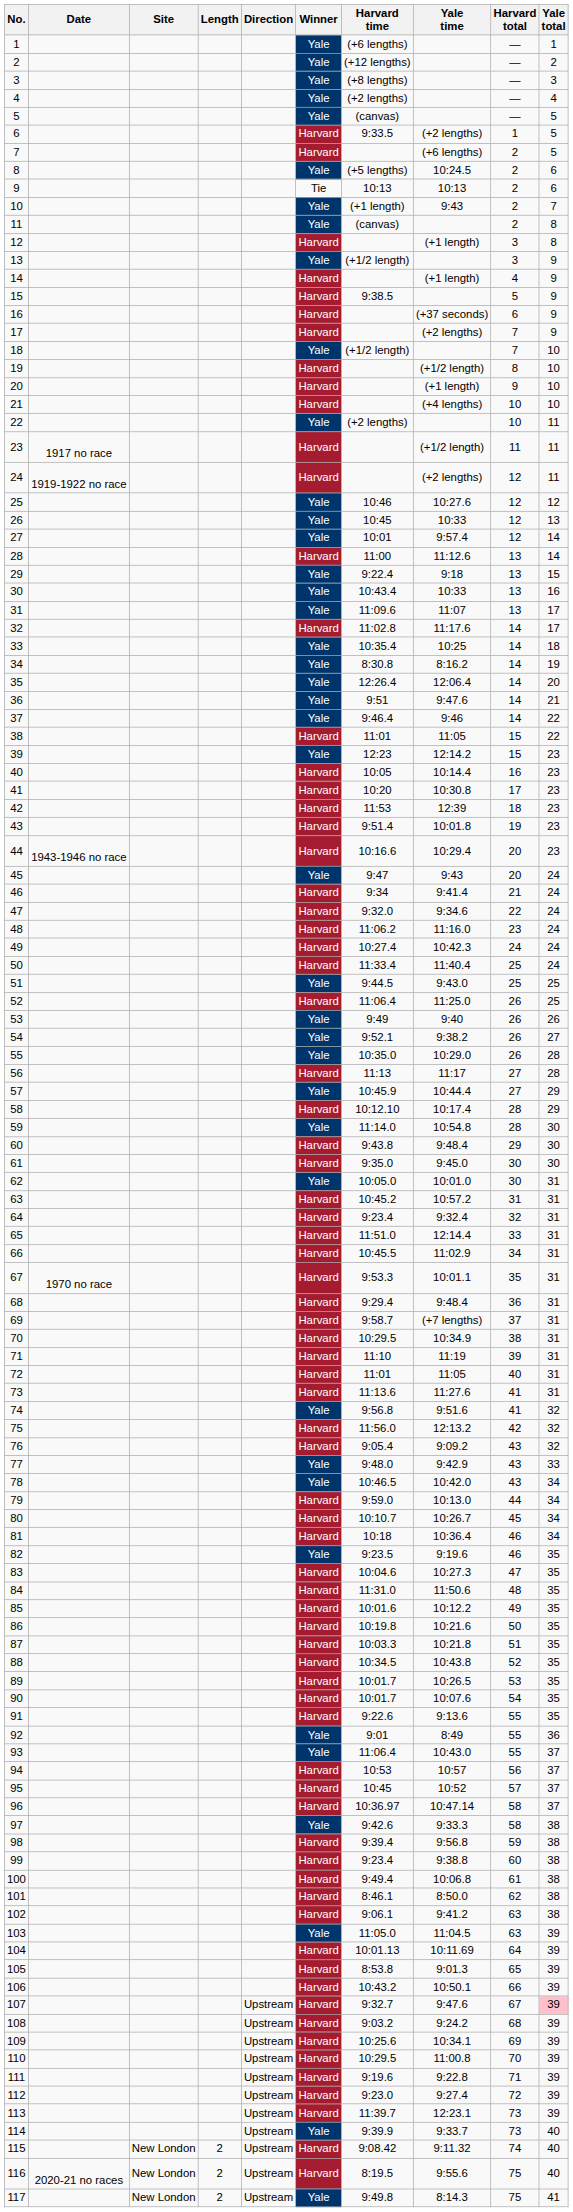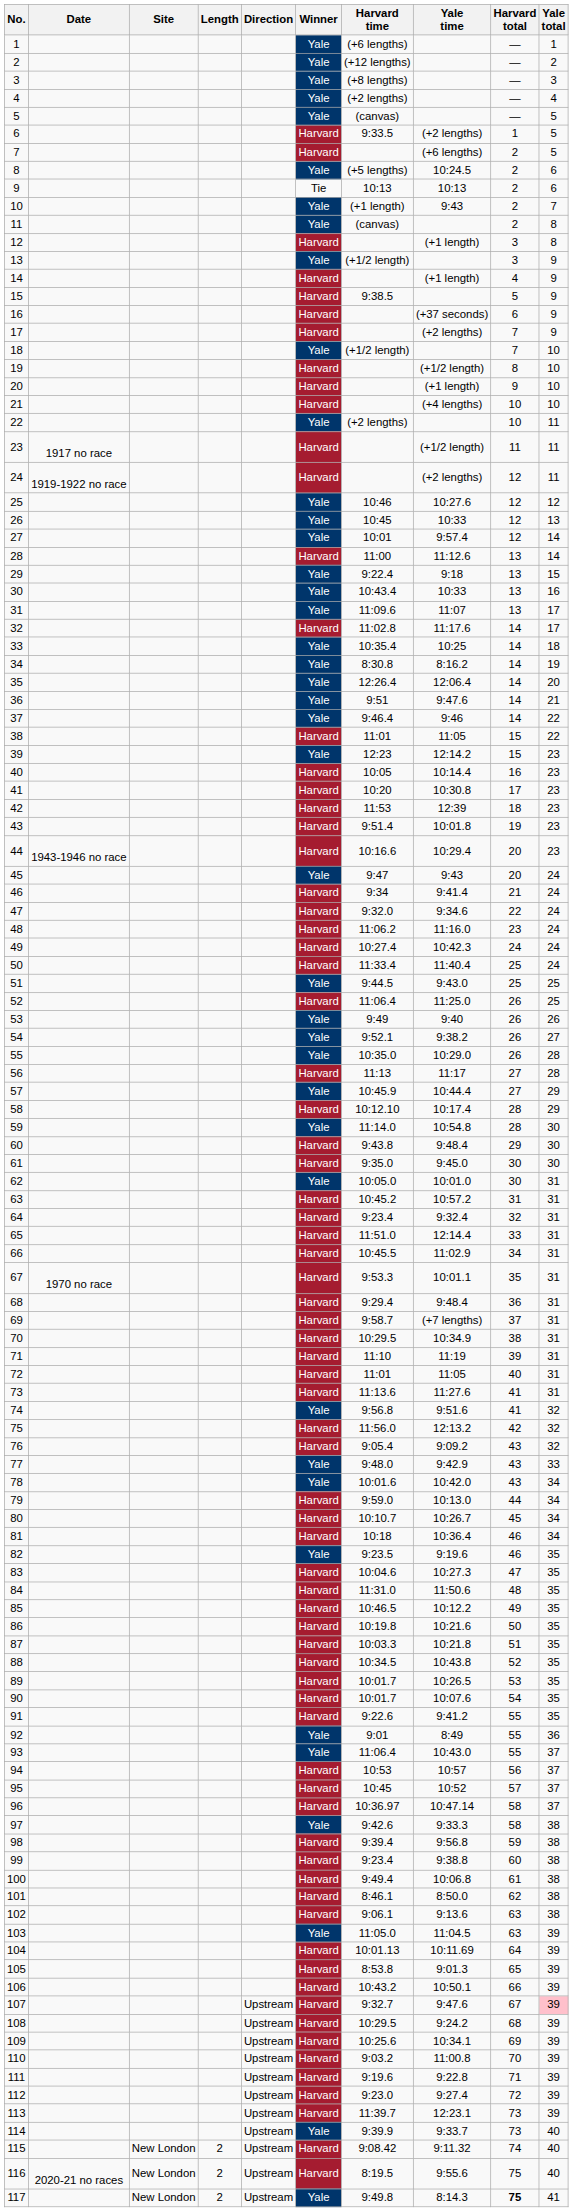(377, 1482) 10:46.5 -> (377, 1482) 10:01.6
(377, 1608) 10:01.6 -> (377, 1608) 10:46.5
(452, 1716) 9:13.6 -> (452, 1716) 9:41.2
(452, 1915) 9:41.2 -> (452, 1915) 9:13.6
(377, 2023) 9:03.2 -> (377, 2023) 10:29.5
(377, 2059) 10:29.5 -> (377, 2059) 9:03.2
(515, 2198) normal -> (515, 2198) bold
